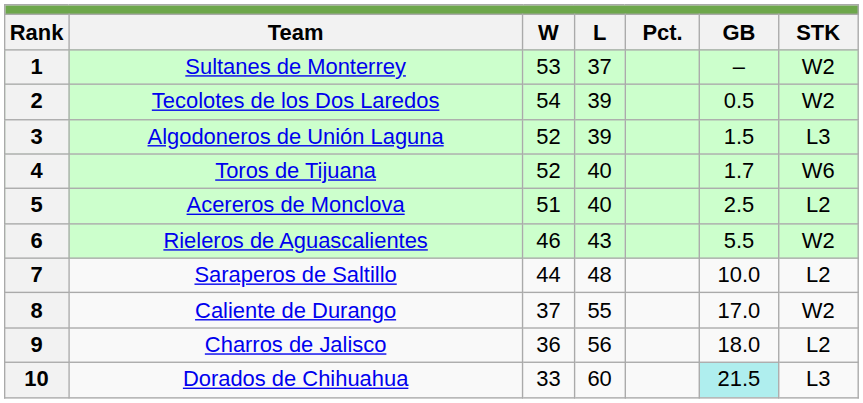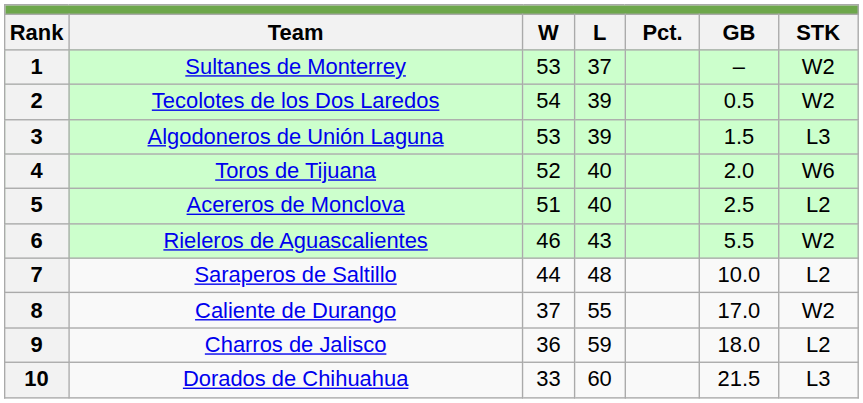(548, 136) 52 -> (548, 136) 53
(739, 171) 1.7 -> (739, 171) 2.0
(600, 344) 56 -> (600, 344) 59
(739, 379) paleturquoise background -> (739, 379) no background
